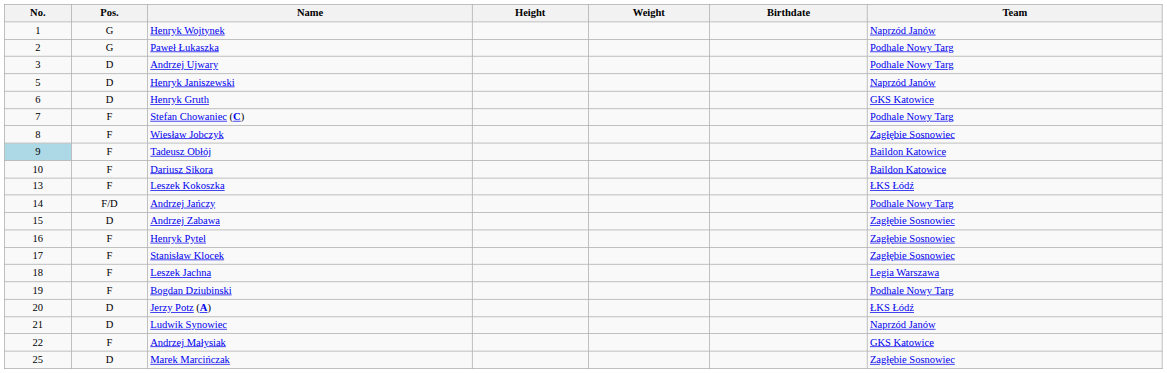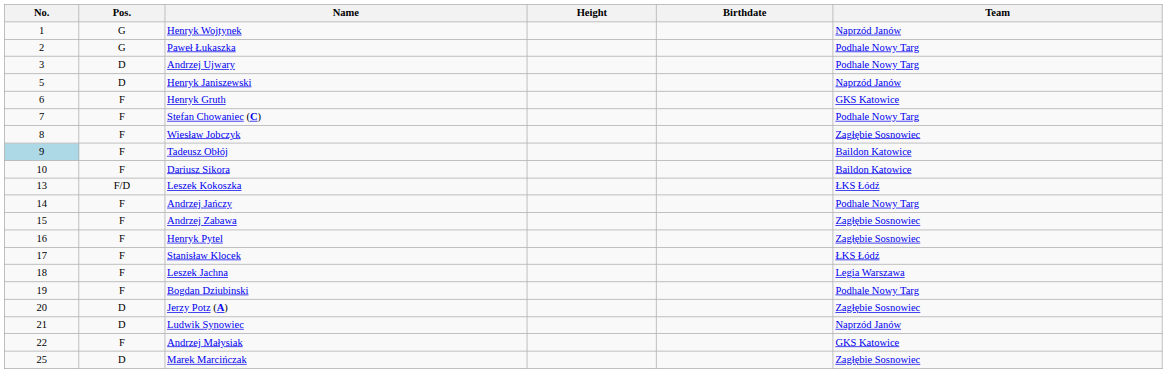- column: (649, 13)
(110, 100) D -> (122, 100) F
(110, 186) F -> (122, 186) F/D
(110, 204) F/D -> (122, 204) F
(110, 221) D -> (122, 221) F
(912, 256) Zagłębie Sosnowiec -> (857, 256) ŁKS Łódź
(892, 308) ŁKS Łódź -> (878, 308) Zagłębie Sosnowiec
